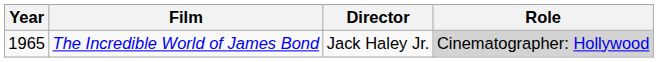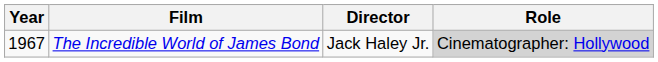(27, 43) 1965 -> (27, 43) 1967
